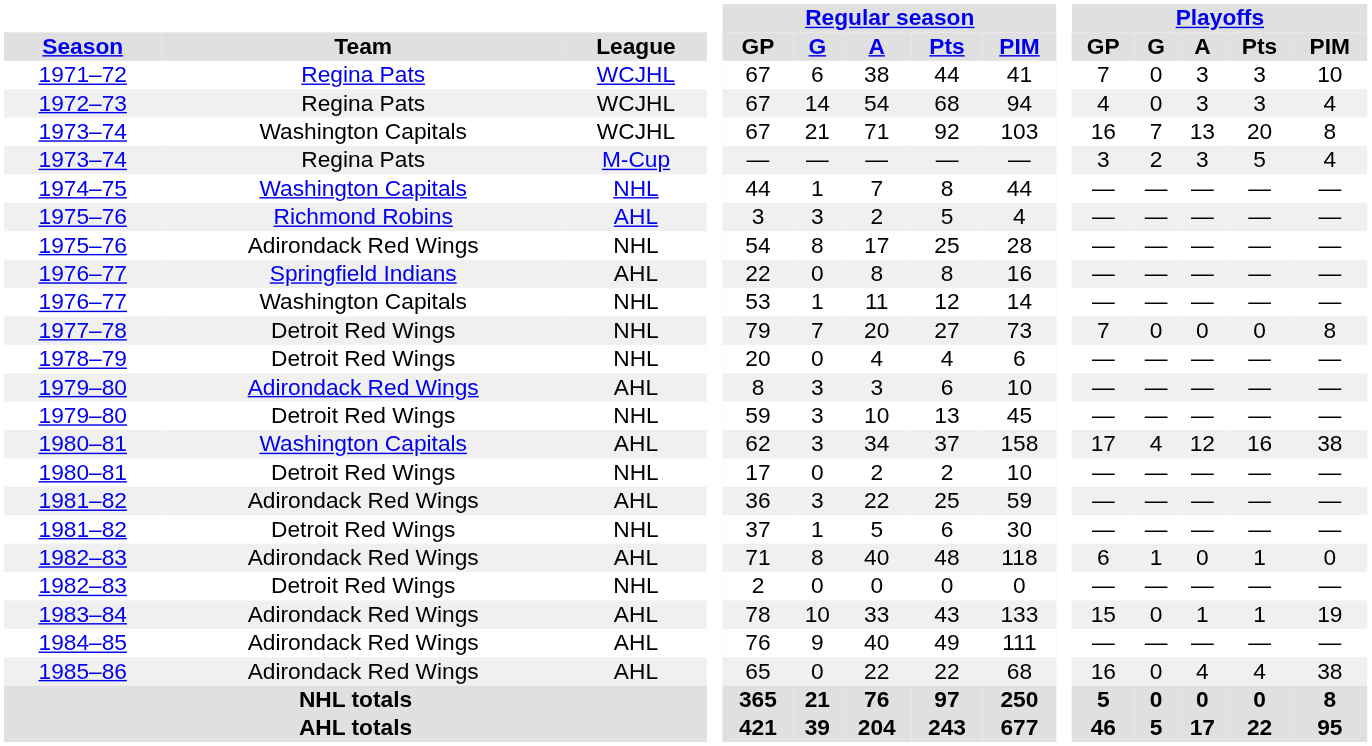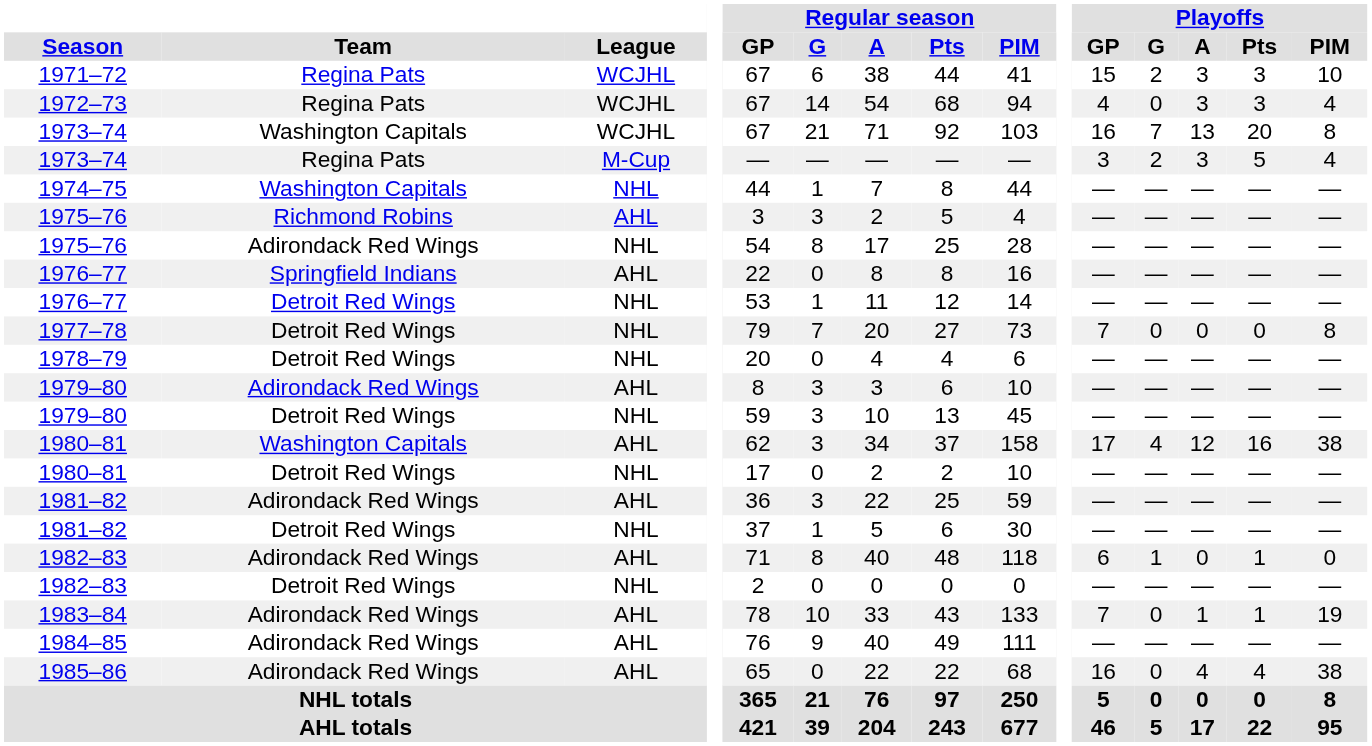(1103, 74) 7 -> (1103, 74) 15
(1156, 74) 0 -> (1156, 74) 2
(363, 301) Washington Capitals -> (363, 301) Detroit Red Wings
(1103, 614) 15 -> (1103, 614) 7
